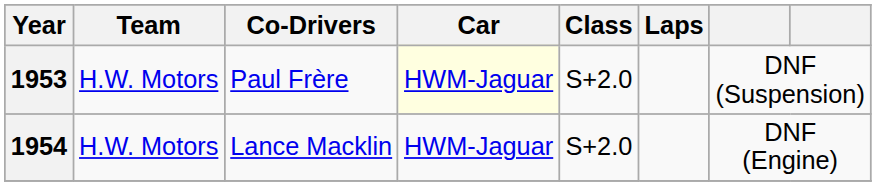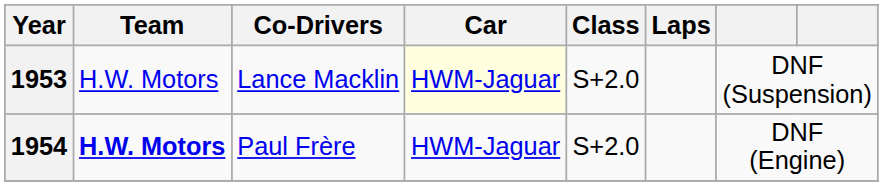(289, 79) Paul Frère -> (318, 79) Lance Macklin
(149, 148) normal -> (152, 148) bold
(311, 148) Lance Macklin -> (296, 148) Paul Frère
